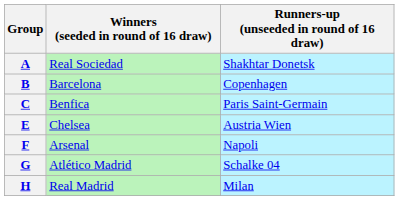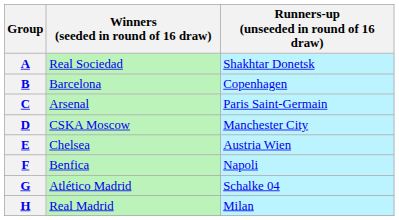(69, 104) Benfica -> (69, 104) Arsenal
+ row: (25, 124)
(69, 144) Arsenal -> (69, 165) Benfica
